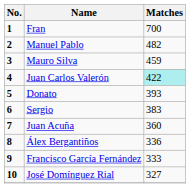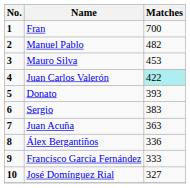(154, 61) 459 -> (154, 61) 453
(154, 126) 360 -> (154, 126) 363
